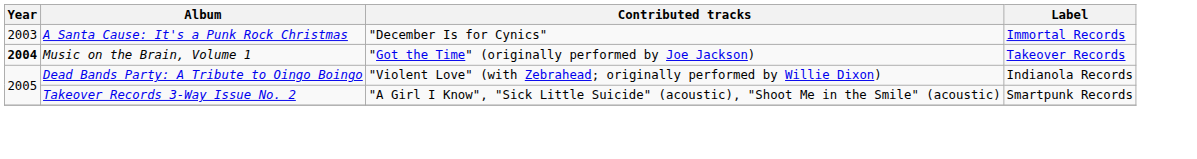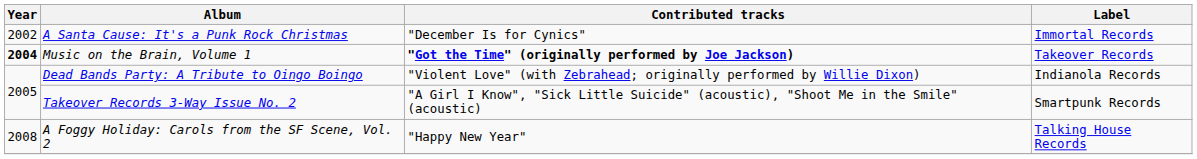(22, 35) 2003 -> (22, 35) 2002
(562, 55) normal -> (601, 55) bold
+ row: (218, 137)
